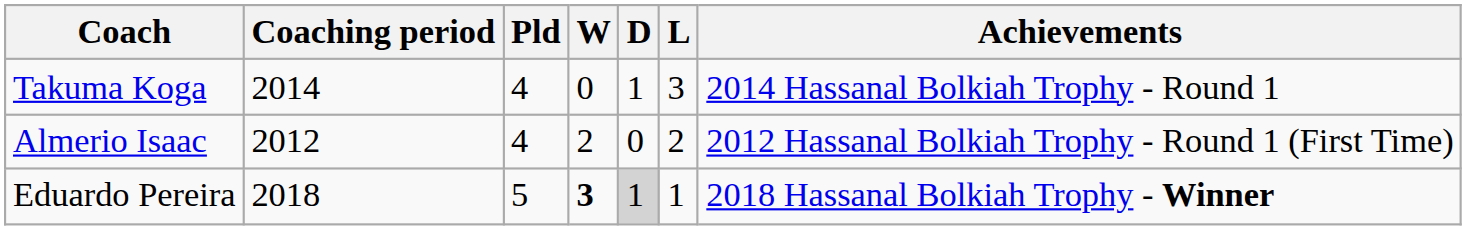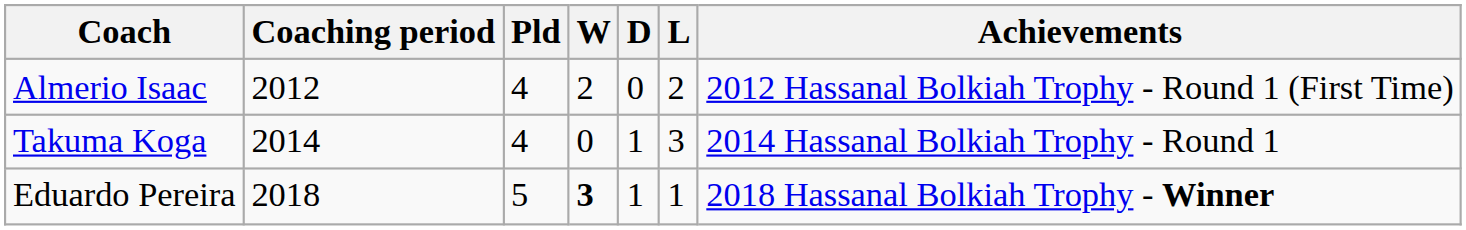rows swapped: (110, 140) <-> (110, 86)
(635, 195) lightgrey background -> (635, 195) no background
